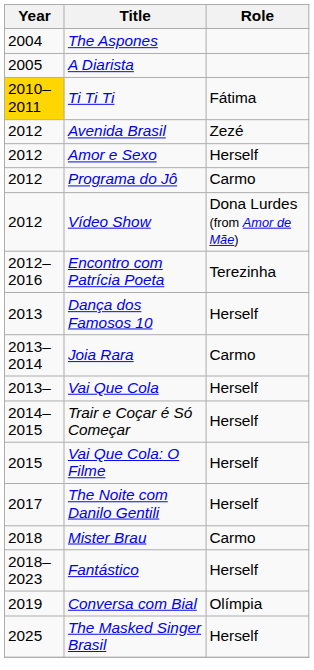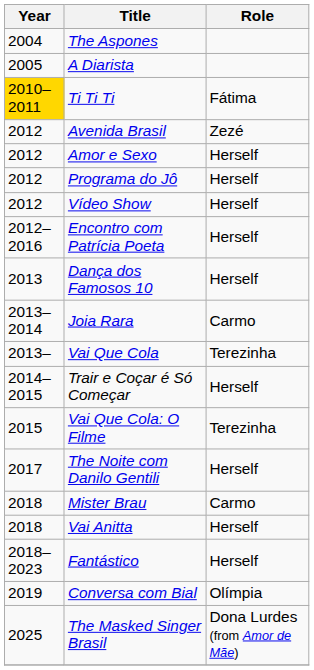(232, 180) Carmo -> (234, 180) Herself
(253, 221) Dona Lurdes (from Amor de Mãe) -> (234, 204) Herself
(243, 272) Terezinha -> (234, 237) Herself
(234, 388) Herself -> (243, 353) Terezinha
(234, 462) Herself -> (243, 428) Terezinha
+ row: (100, 527)
(234, 636) Herself -> (253, 635) Dona Lurdes (from Amor de Mãe)
